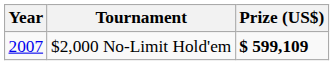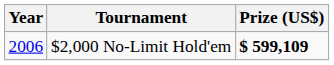(26, 45) 2007 -> (26, 45) 2006
